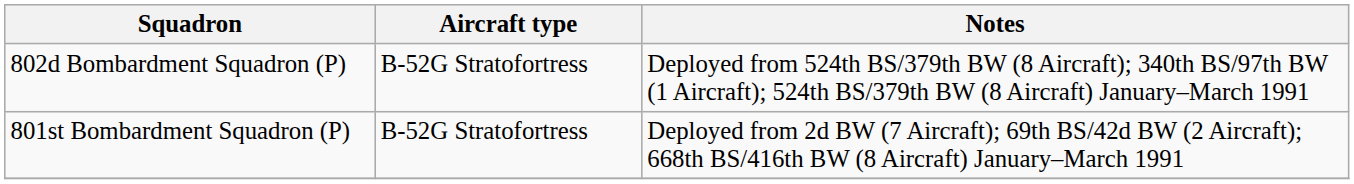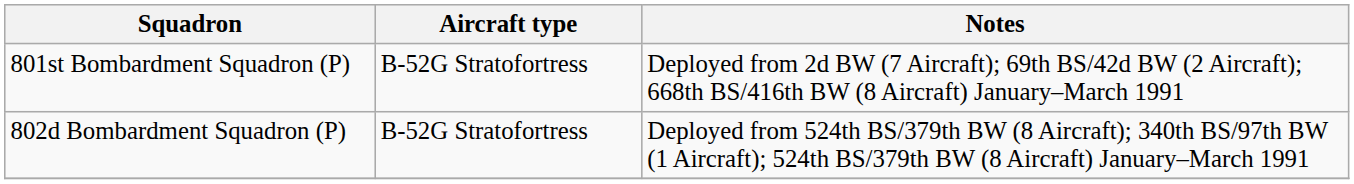rows swapped: (180, 130) <-> (178, 63)
